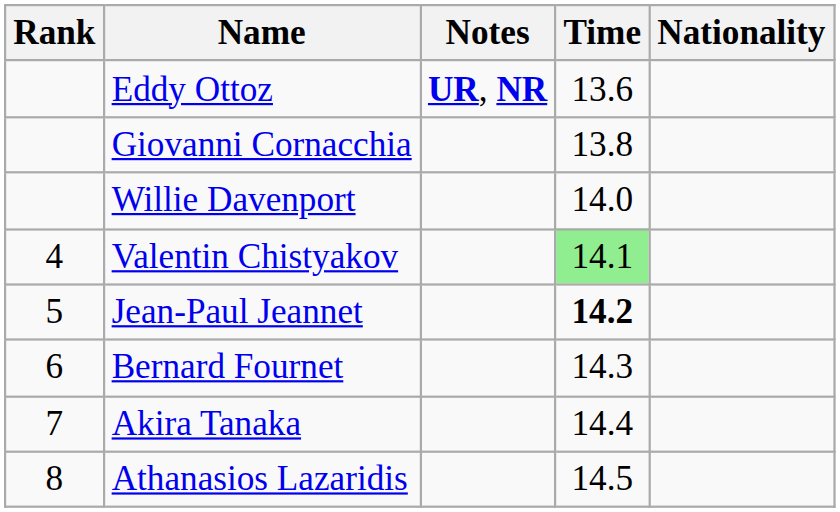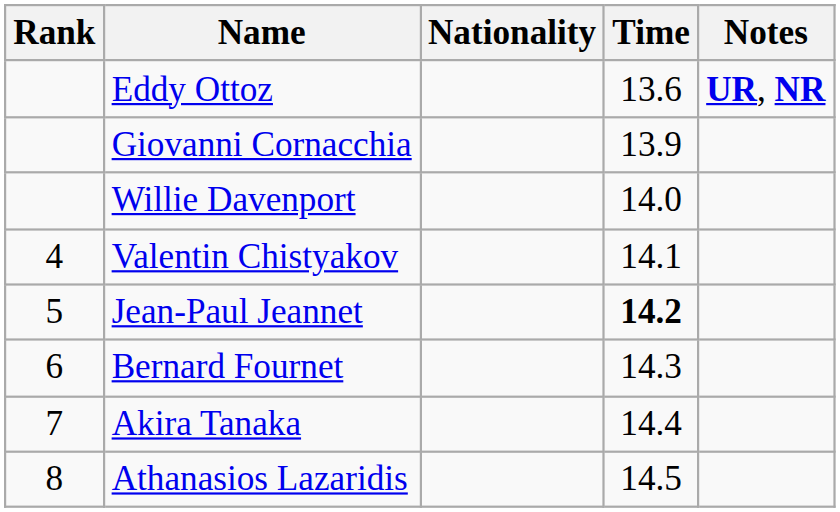columns swapped: (741, 32) <-> (488, 32)
(602, 144) 13.8 -> (651, 144) 13.9
(602, 255) lightgreen background -> (651, 255) no background
